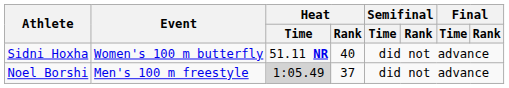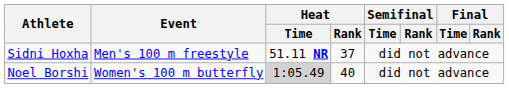(179, 53) Women's 100 m butterfly -> (171, 53) Men's 100 m freestyle
(348, 53) 40 -> (348, 53) 37
(171, 73) Men's 100 m freestyle -> (179, 73) Women's 100 m butterfly
(348, 73) 37 -> (348, 73) 40
